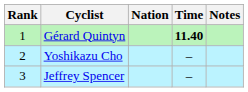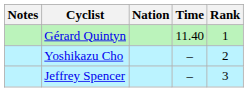columns swapped: (23, 14) <-> (225, 14)
(189, 35) bold -> (190, 35) normal
